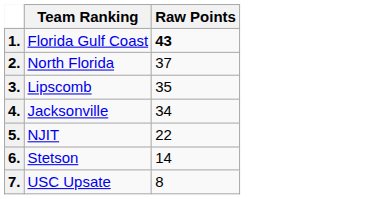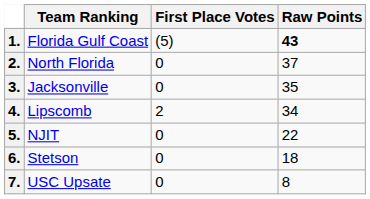+ column: (215, 17)
(60, 88) Lipscomb -> (68, 88) Jacksonville
(68, 111) Jacksonville -> (60, 111) Lipscomb
(164, 159) 14 -> (290, 159) 18
